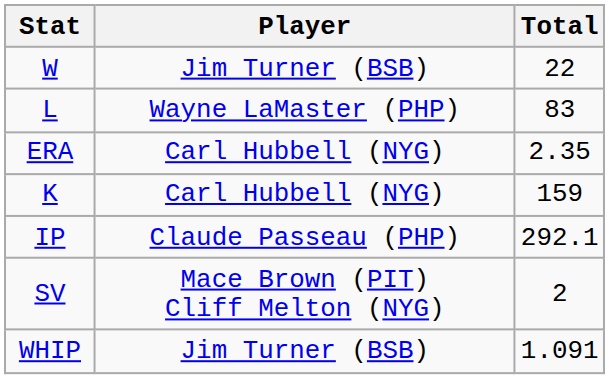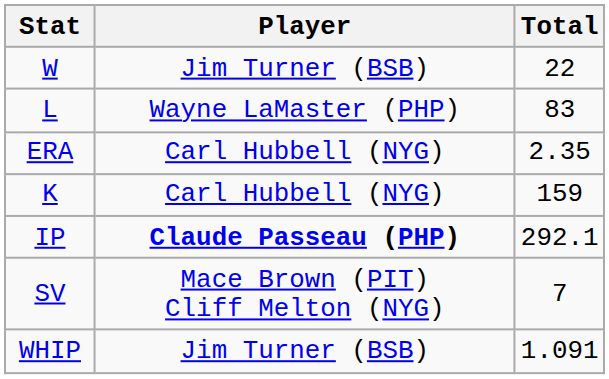(305, 237) normal -> (305, 237) bold
(560, 294) 2 -> (560, 294) 7
